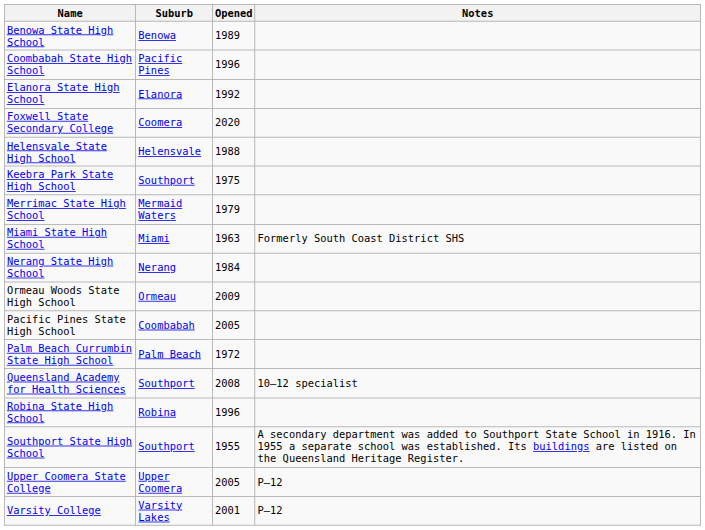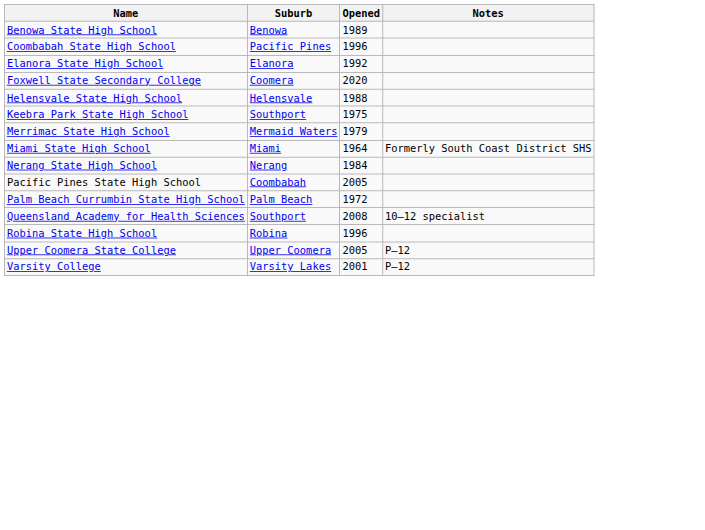(228, 238) 1963 -> (355, 148) 1964
- row: (63, 296)
- row: (69, 447)
